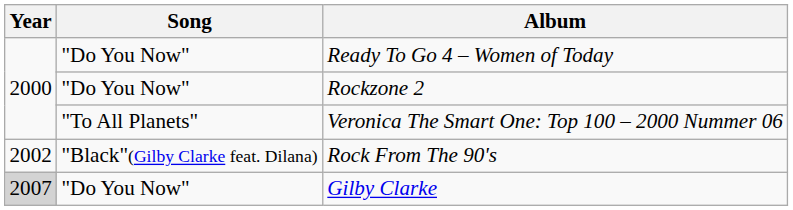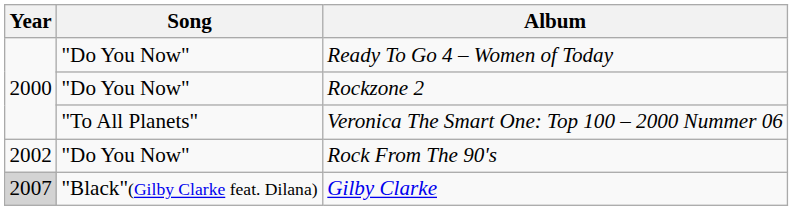(190, 155) "Black"(Gilby Clarke feat. Dilana) -> (126, 155) "Do You Now"
(126, 188) "Do You Now" -> (190, 188) "Black"(Gilby Clarke feat. Dilana)
